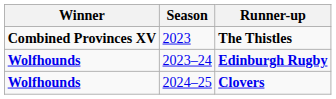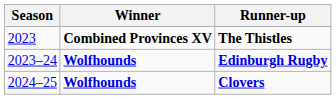columns swapped: (187, 15) <-> (82, 15)
